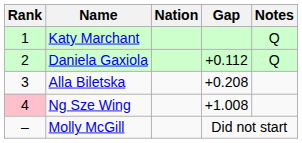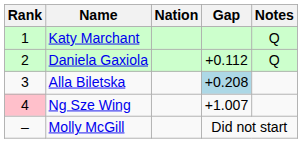(227, 82) no background -> (227, 82) lightblue background
(227, 104) +1.008 -> (227, 104) +1.007
